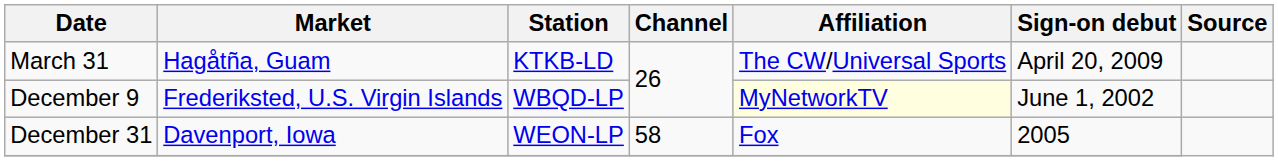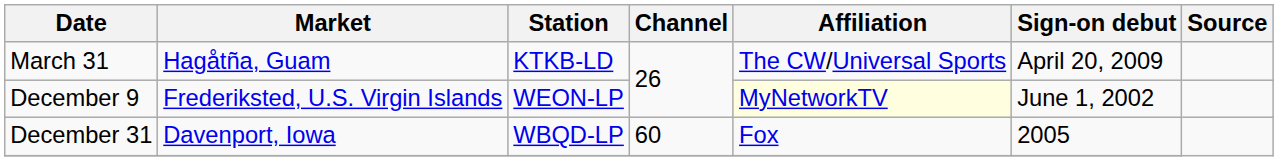(569, 98) WBQD-LP -> (569, 98) WEON-LP
(569, 135) WEON-LP -> (569, 135) WBQD-LP
(648, 135) 58 -> (648, 135) 60
